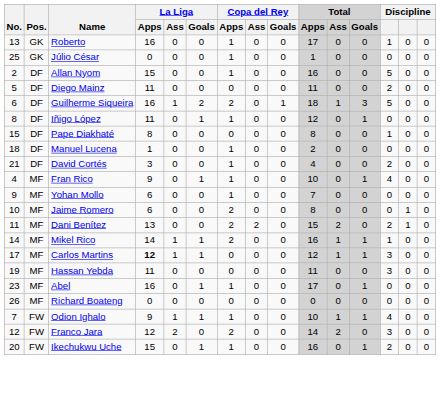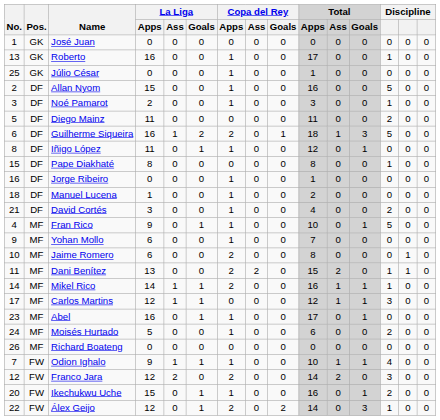+ row: (73, 42)
+ row: (79, 103)
+ row: (80, 179)
(389, 179) 4 -> (389, 225) 5
(389, 225) 2 -> (389, 270) 1
(150, 255) bold -> (150, 301) normal
- row: (82, 270)
+ row: (85, 331)
+ row: (73, 407)
